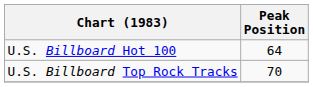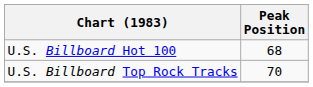(274, 50) 64 -> (274, 50) 68
